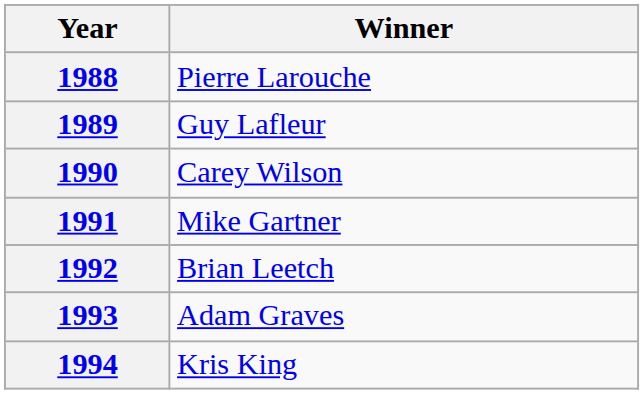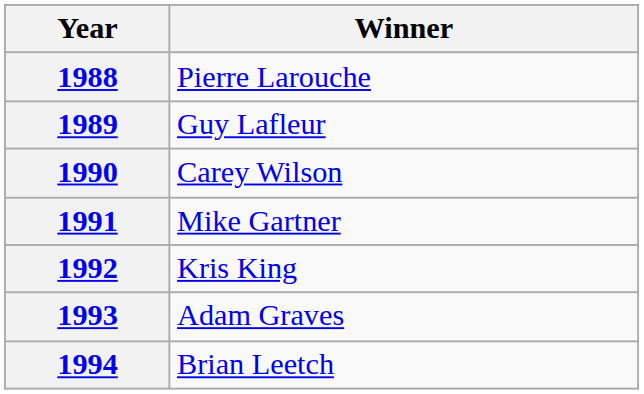(256, 268) Brian Leetch -> (237, 268) Kris King
(237, 364) Kris King -> (256, 364) Brian Leetch
